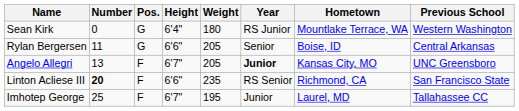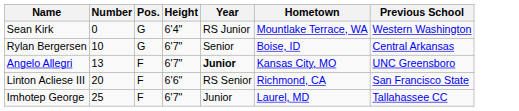- column: (221, 13)
(97, 47) 11 -> (98, 47) 10
(174, 47) 6'6" -> (174, 47) 6'7"
(98, 81) bold -> (98, 81) normal
